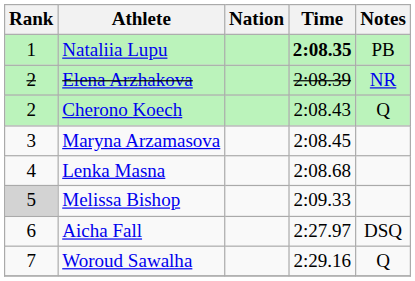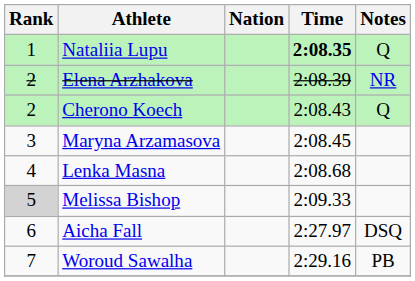(383, 49) PB -> (383, 49) Q
(383, 261) Q -> (383, 261) PB
